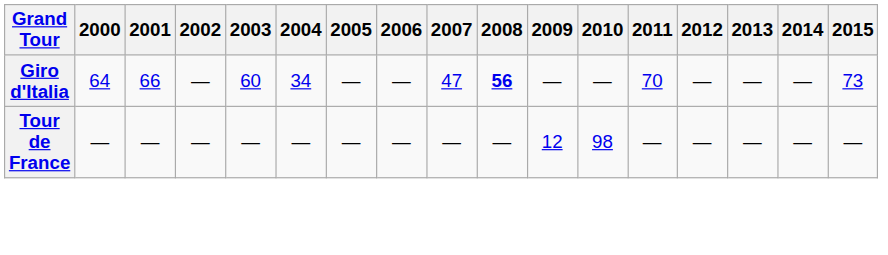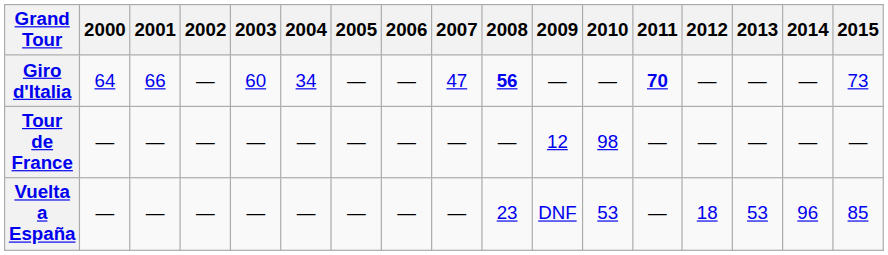(652, 80) normal -> (657, 80) bold
+ row: (42, 213)
